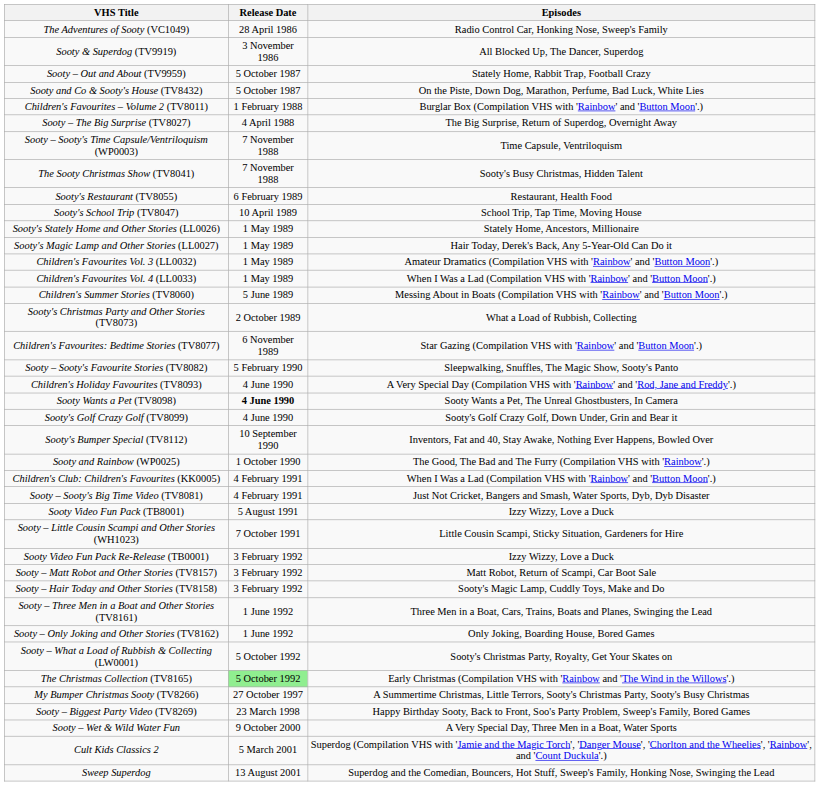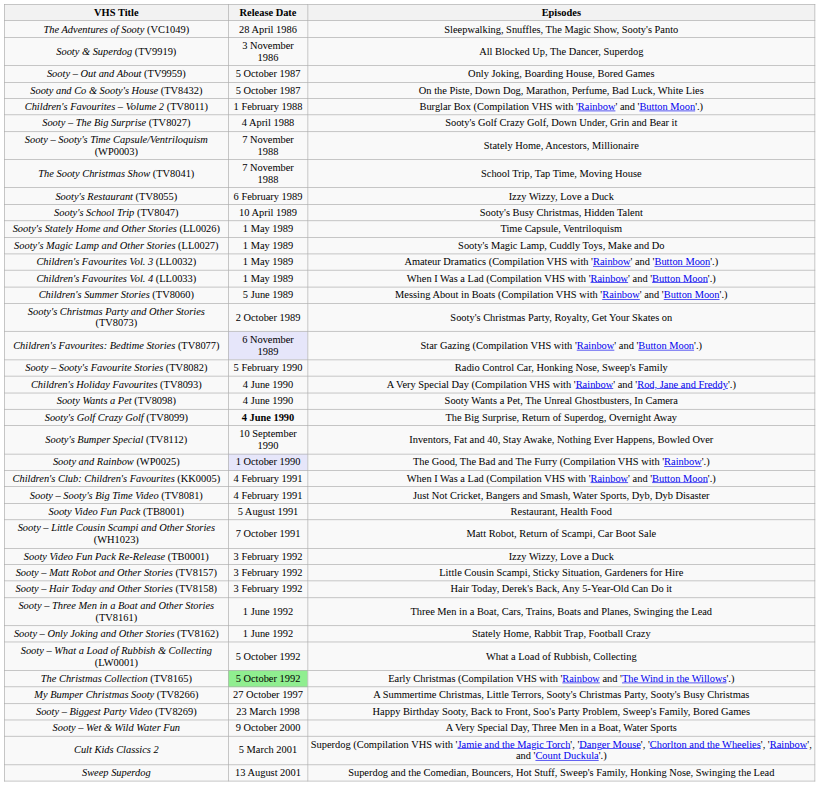(561, 29) Radio Control Car, Honking Nose, Sweep's Family -> (561, 29) Sleepwalking, Snuffles, The Magic Show, Sooty's Panto
(561, 73) Stately Home, Rabbit Trap, Football Crazy -> (561, 73) Only Joking, Boarding House, Bored Games
(561, 123) The Big Surprise, Return of Superdog, Overnight Away -> (561, 123) Sooty's Golf Crazy Golf, Down Under, Grin and Bear it
(561, 145) Time Capsule, Ventriloquism -> (561, 145) Stately Home, Ancestors, Millionaire
(561, 173) Sooty's Busy Christmas, Hidden Talent -> (561, 173) School Trip, Tap Time, Moving House
(561, 196) Restaurant, Health Food -> (561, 196) Izzy Wizzy, Love a Duck
(561, 212) School Trip, Tap Time, Moving House -> (561, 212) Sooty's Busy Christmas, Hidden Talent
(561, 229) Stately Home, Ancestors, Millionaire -> (561, 229) Time Capsule, Ventriloquism
(561, 245) Hair Today, Derek's Back, Any 5-Year-Old Can Do it -> (561, 245) Sooty's Magic Lamp, Cuddly Toys, Make and Do
(561, 317) What a Load of Rubbish, Collecting -> (561, 317) Sooty's Christmas Party, Royalty, Get Your Skates on
(268, 345) no background -> (268, 345) lavender background
(561, 368) Sleepwalking, Snuffles, The Magic Show, Sooty's Panto -> (561, 368) Radio Control Car, Honking Nose, Sweep's Family
(268, 401) bold -> (268, 401) normal
(268, 417) normal -> (268, 417) bold
(561, 417) Sooty's Golf Crazy Golf, Down Under, Grin and Bear it -> (561, 417) The Big Surprise, Return of Superdog, Overnight Away
(268, 462) no background -> (268, 462) lavender background
(561, 511) Izzy Wizzy, Love a Duck -> (561, 511) Restaurant, Health Food
(561, 534) Little Cousin Scampi, Sticky Situation, Gardeners for Hire -> (561, 534) Matt Robot, Return of Scampi, Car Boot Sale
(561, 572) Matt Robot, Return of Scampi, Car Boot Sale -> (561, 572) Little Cousin Scampi, Sticky Situation, Gardeners for Hire
(561, 589) Sooty's Magic Lamp, Cuddly Toys, Make and Do -> (561, 589) Hair Today, Derek's Back, Any 5-Year-Old Can Do it
(561, 634) Only Joking, Boarding House, Bored Games -> (561, 634) Stately Home, Rabbit Trap, Football Crazy
(561, 656) Sooty's Christmas Party, Royalty, Get Your Skates on -> (561, 656) What a Load of Rubbish, Collecting
